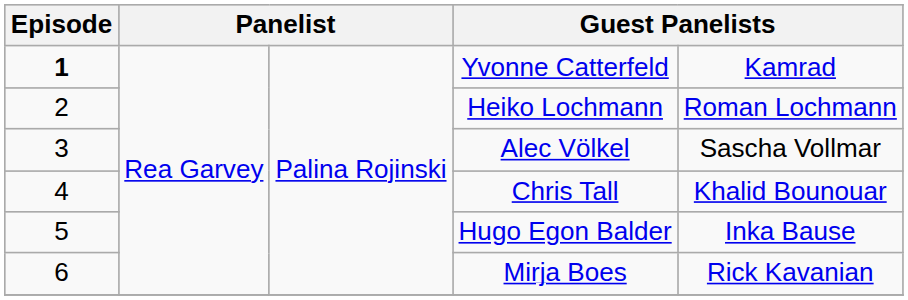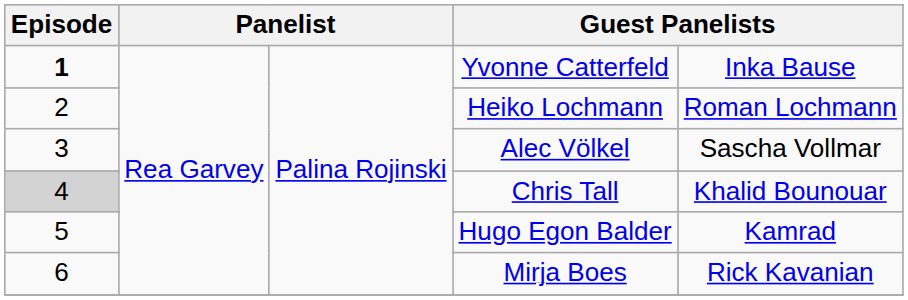(790, 66) Kamrad -> (790, 66) Inka Bause
(62, 190) no background -> (62, 190) lightgrey background
(790, 231) Inka Bause -> (790, 231) Kamrad
